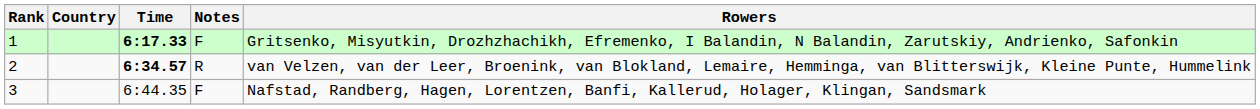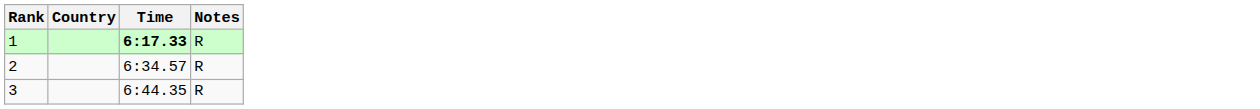- column: (749, 17)
(199, 42) F -> (199, 42) R
(155, 67) bold -> (155, 67) normal
(199, 91) F -> (199, 91) R
